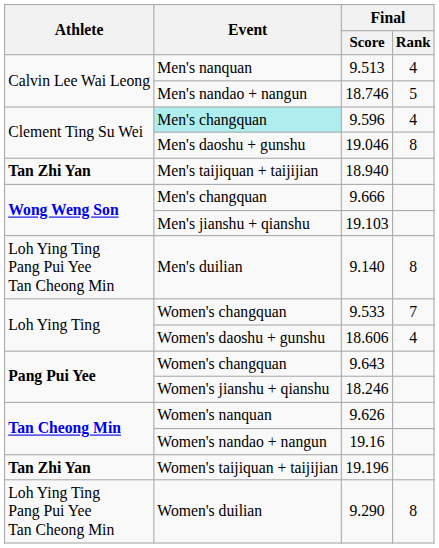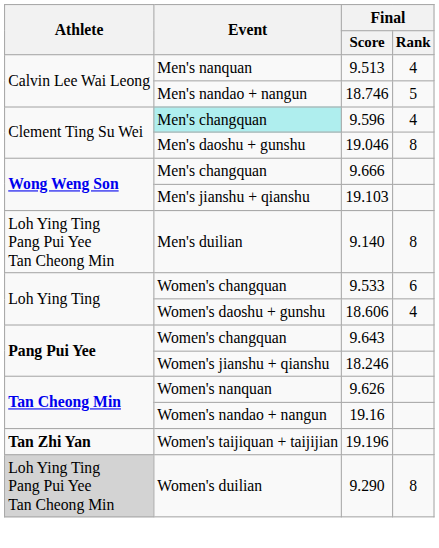- row: (367, 171)
(413, 312) 7 -> (413, 286) 6
(61, 512) no background -> (61, 486) lightgrey background
